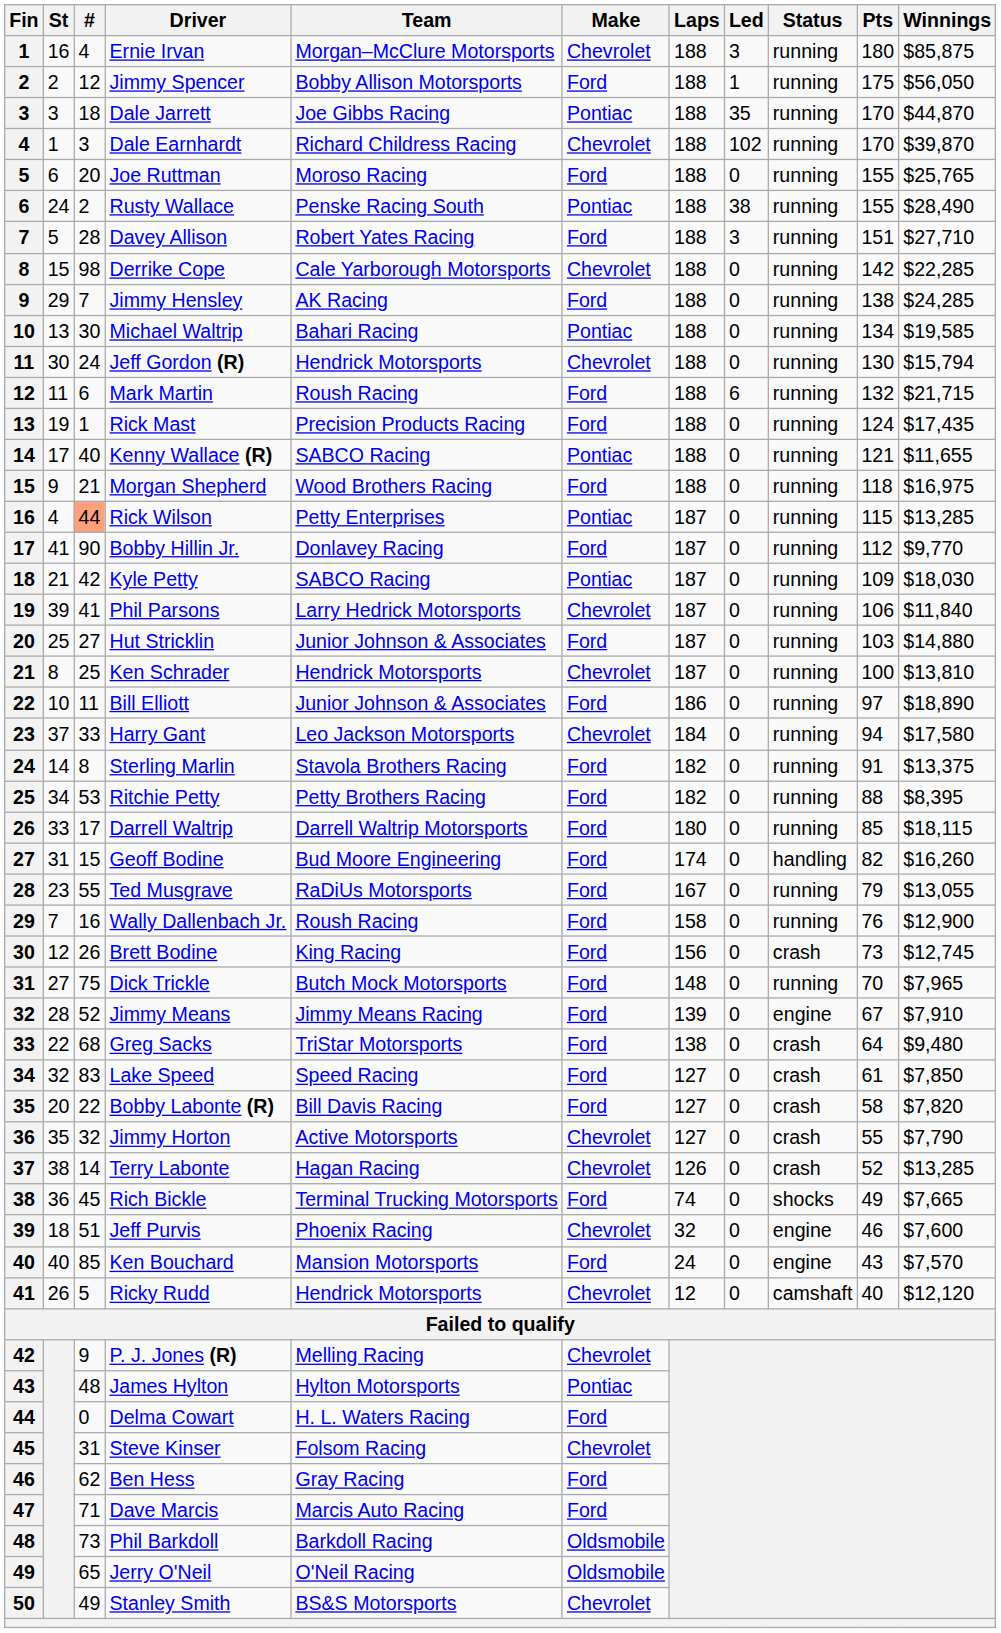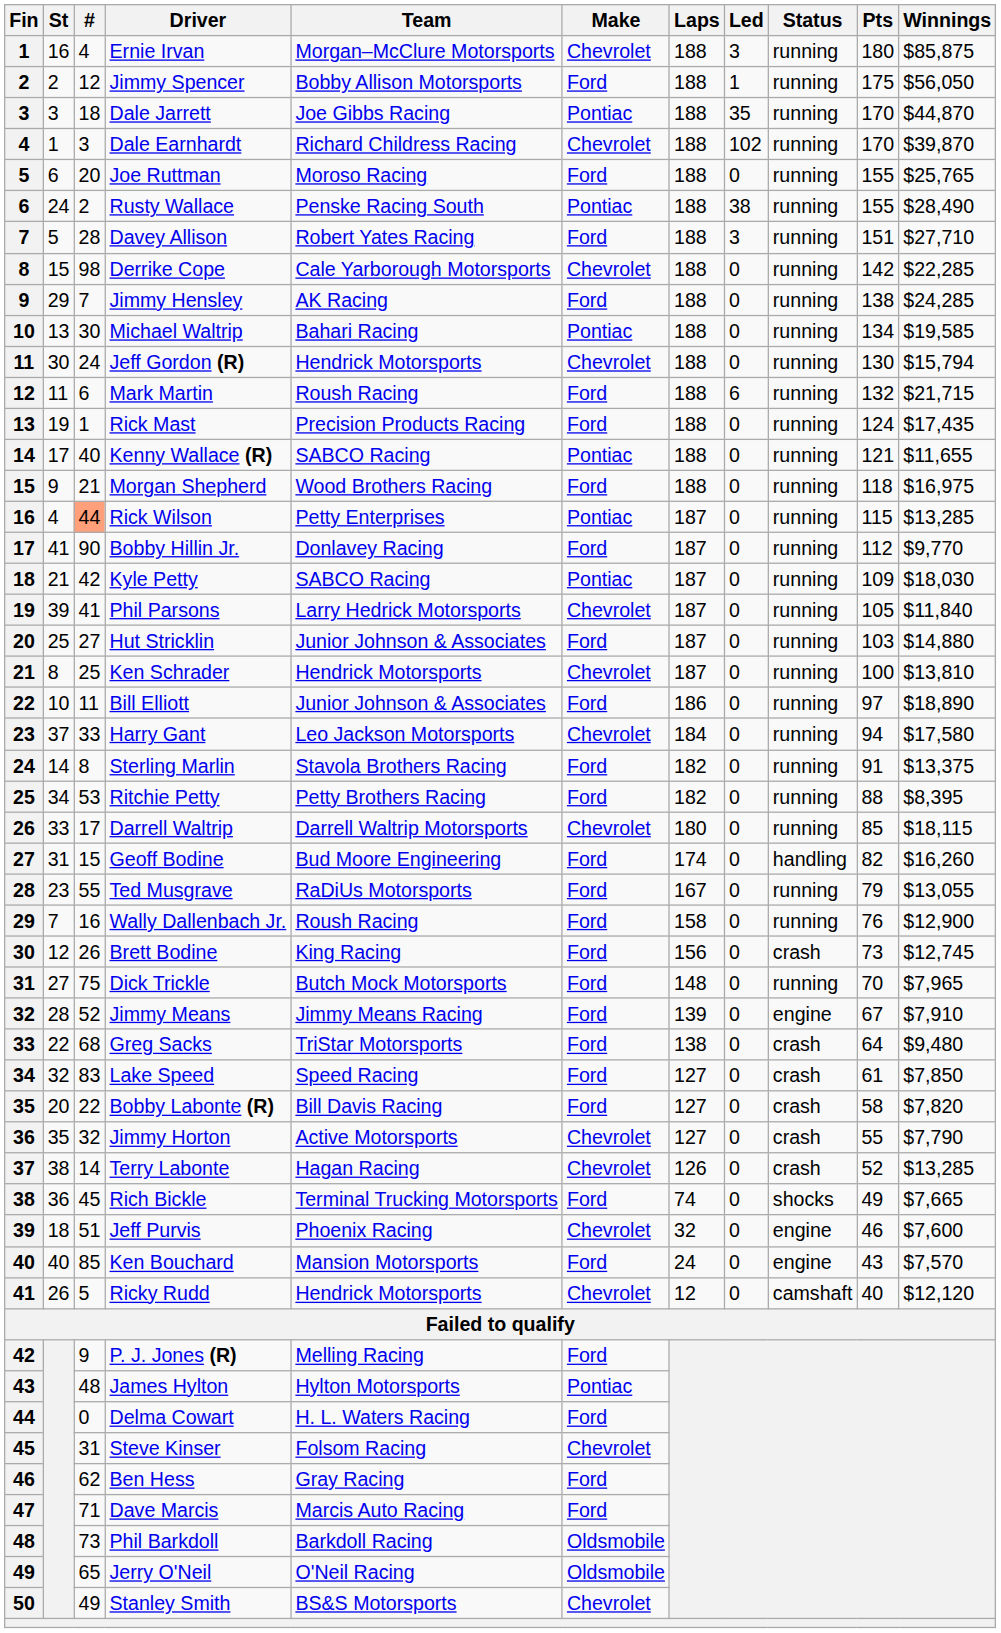(878, 610) 106 -> (878, 610) 105
(587, 827) Ford -> (609, 827) Chevrolet
(609, 1355) Chevrolet -> (587, 1355) Ford
